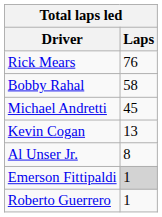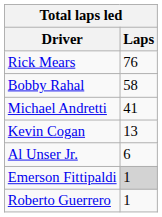(131, 108) 45 -> (131, 108) 41
(127, 154) 8 -> (127, 154) 6
